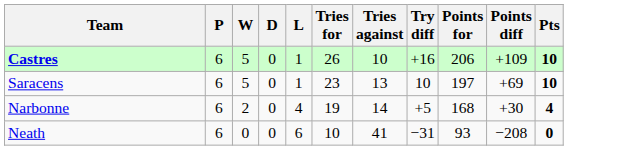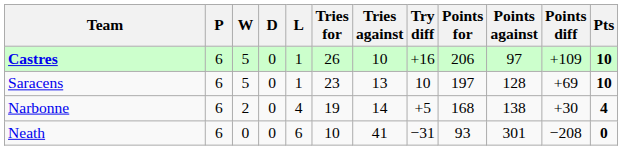+ column: (514, 25)
